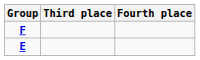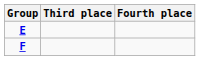rows swapped: (23, 47) <-> (23, 30)
